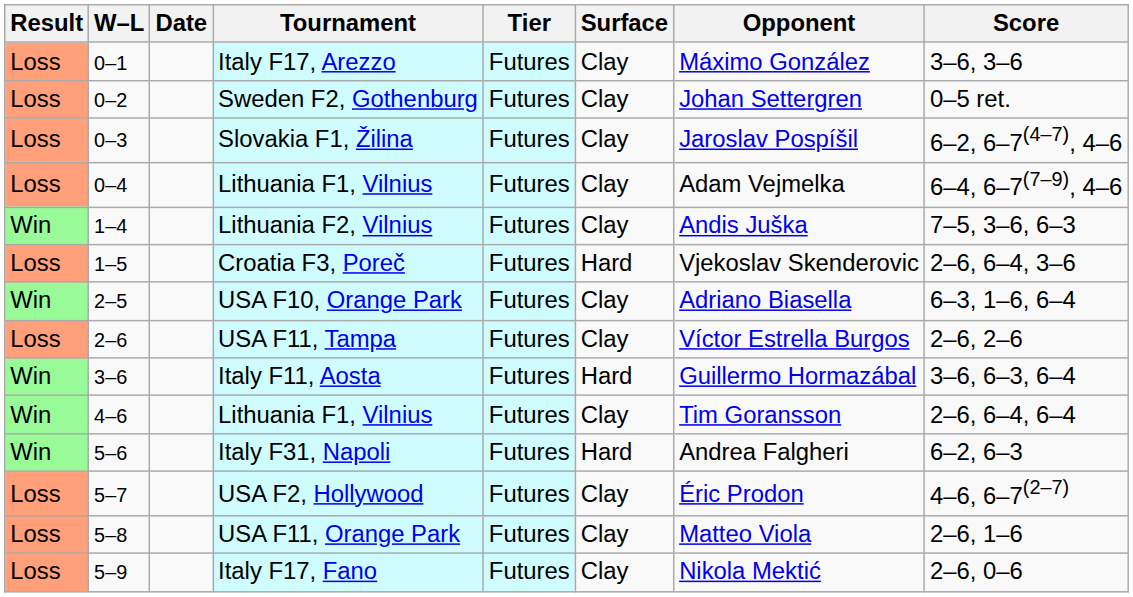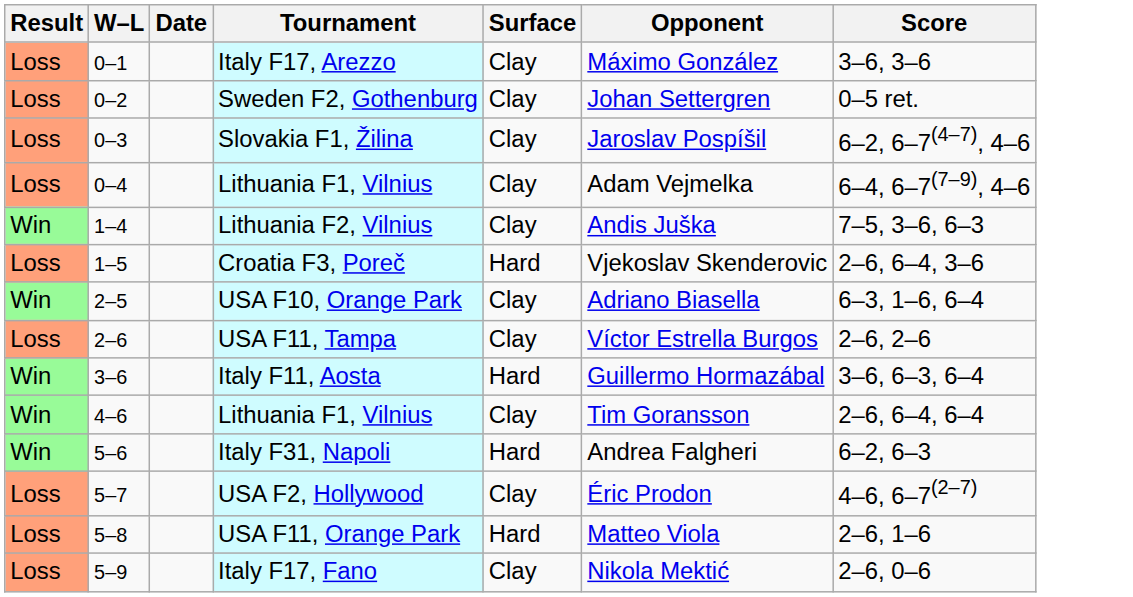- column: (529, 23)
(605, 534) Clay -> (515, 534) Hard
